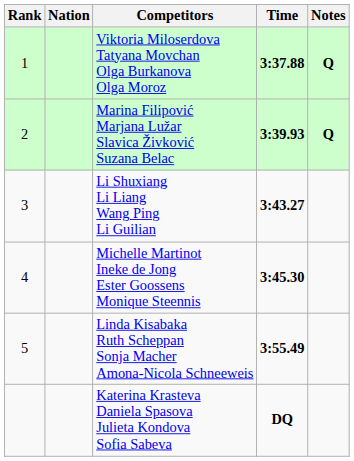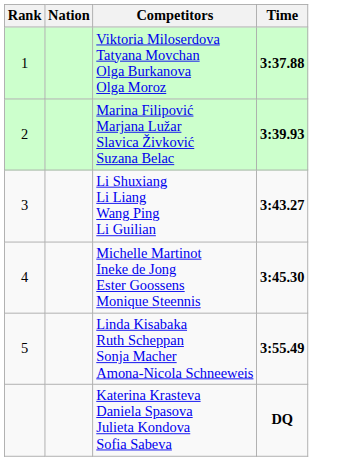- column: (328, 15)
